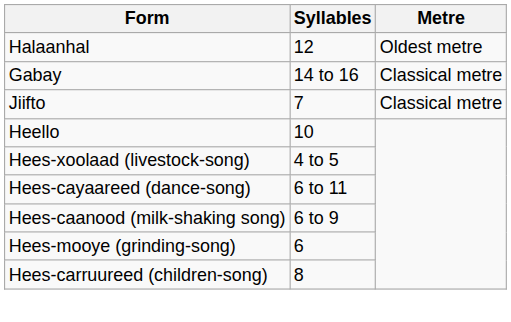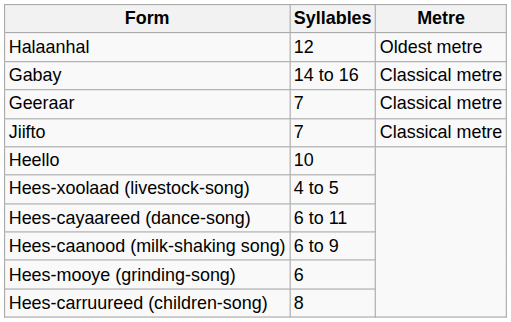+ row: (42, 103)
